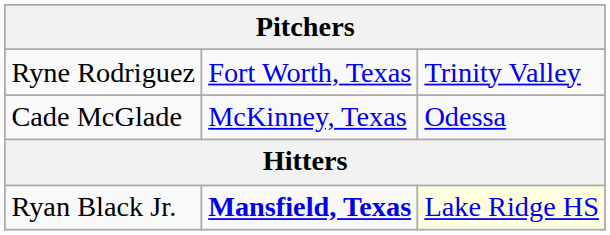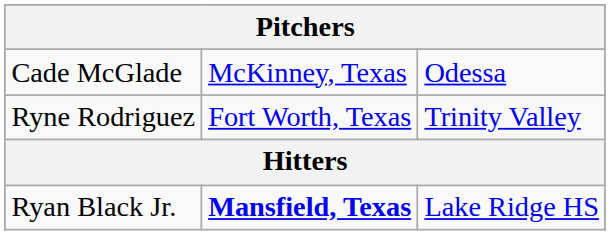rows swapped: (103, 71) <-> (97, 116)
(512, 206) lightyellow background -> (512, 206) no background
